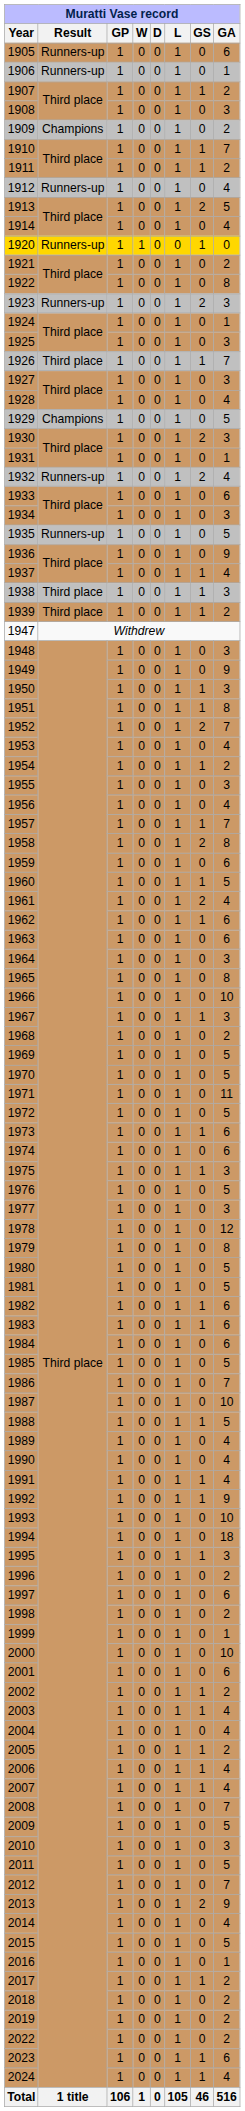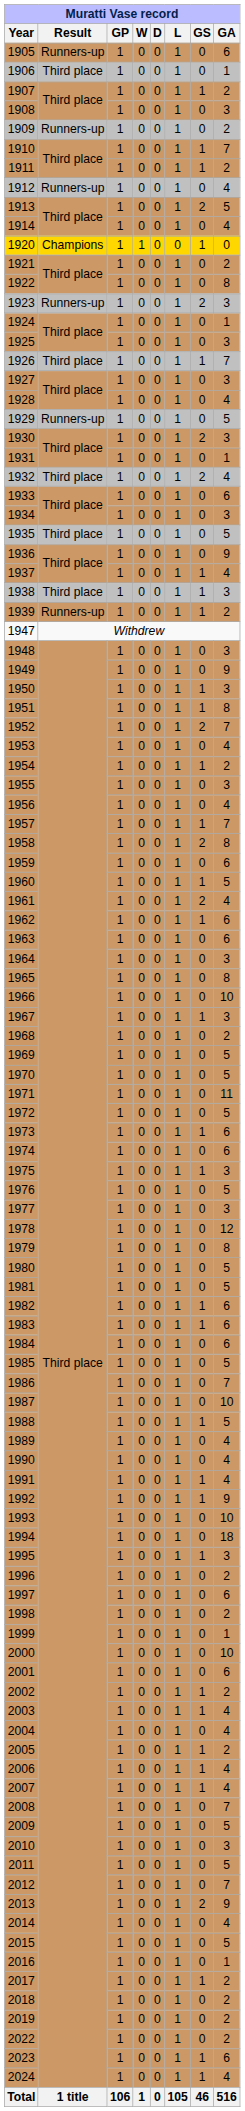(73, 71) Runners-up -> (73, 71) Third place
(73, 129) Champions -> (73, 129) Runners-up
(73, 245) Runners-up -> (73, 245) Champions
(73, 419) Champions -> (73, 419) Runners-up
(73, 476) Runners-up -> (73, 476) Third place
(73, 534) Runners-up -> (73, 534) Third place
(73, 611) Third place -> (73, 611) Runners-up
